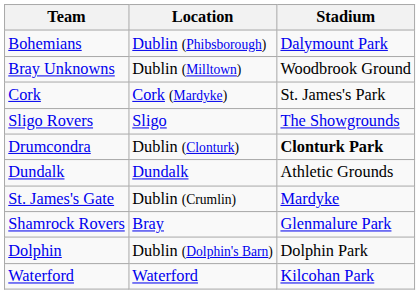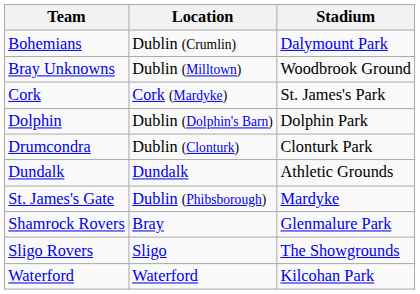(199, 43) Dublin (Phibsborough) -> (184, 43) Dublin (Crumlin)
rows swapped: (35, 250) <-> (51, 120)
(332, 146) bold -> (326, 146) normal
(184, 198) Dublin (Crumlin) -> (199, 198) Dublin (Phibsborough)
